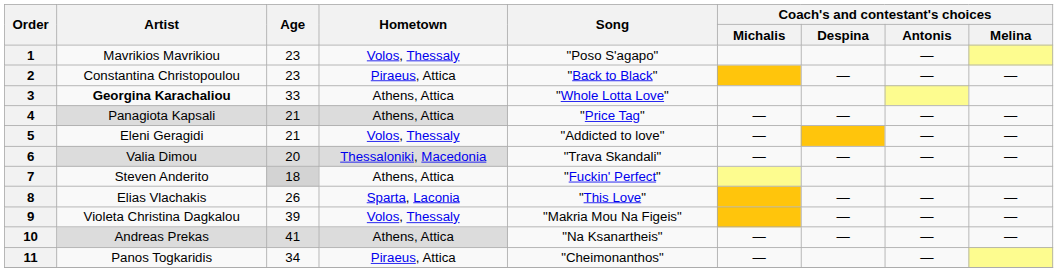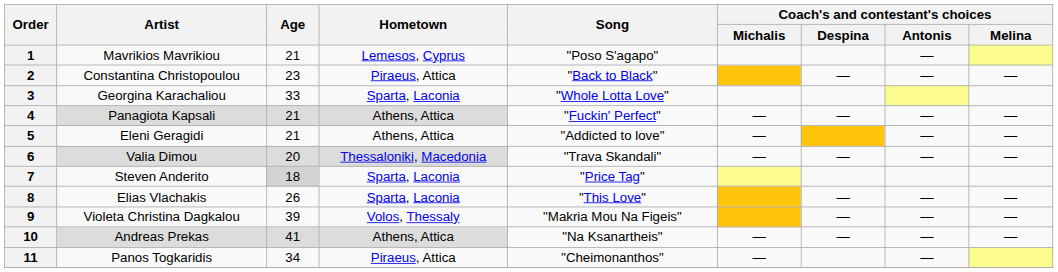(293, 55) 23 -> (293, 55) 21
(413, 55) Volos, Thessaly -> (413, 55) Lemesos, Cyprus
(162, 95) bold -> (162, 95) normal
(413, 95) Athens, Attica -> (413, 95) Sparta, Laconia
(612, 116) "Price Tag" -> (612, 116) "Fuckin' Perfect"
(413, 136) Volos, Thessaly -> (413, 136) Athens, Attica
(413, 176) Athens, Attica -> (413, 176) Sparta, Laconia
(612, 176) "Fuckin' Perfect" -> (612, 176) "Price Tag"
